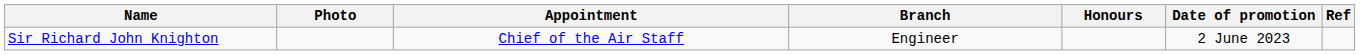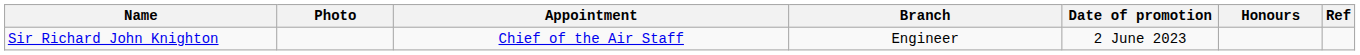columns swapped: (1113, 16) <-> (1244, 16)
